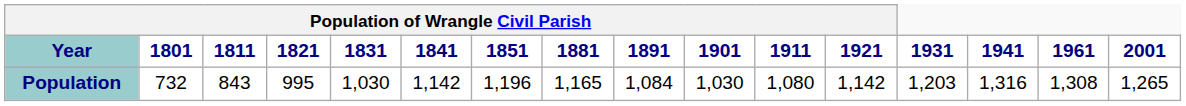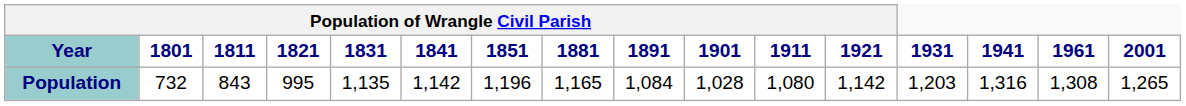(366, 83) 1,030 -> (366, 83) 1,135
(720, 83) 1,030 -> (720, 83) 1,028
